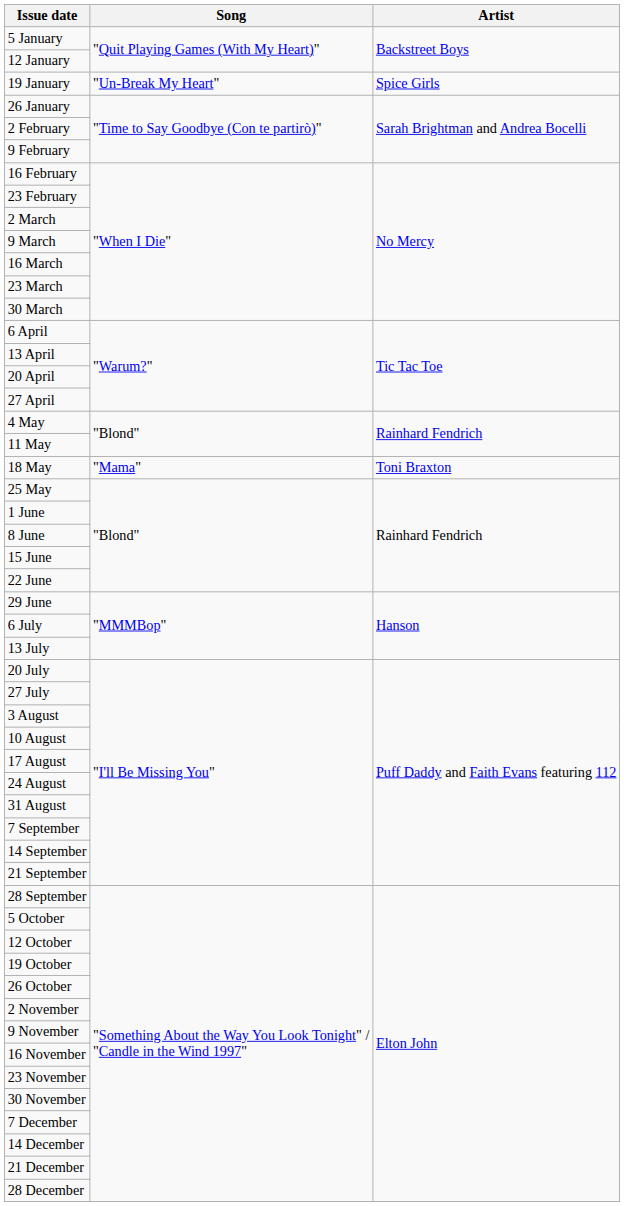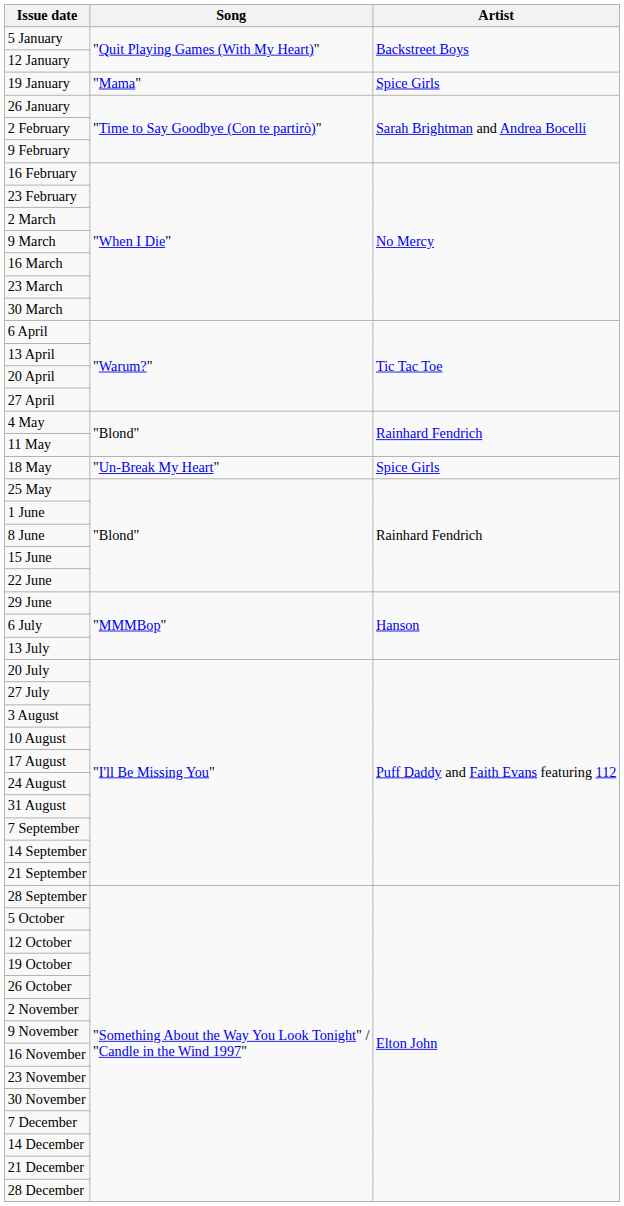(156, 83) "Un-Break My Heart" -> (117, 83) "Mama"
(117, 467) "Mama" -> (156, 467) "Un-Break My Heart"
(414, 467) Toni Braxton -> (408, 467) Spice Girls
